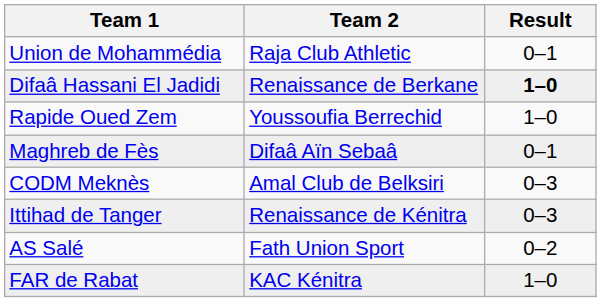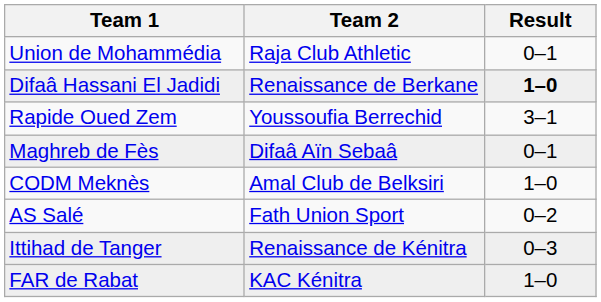(540, 118) 1–0 -> (540, 118) 3–1
(540, 183) 0–3 -> (540, 183) 1–0
rows swapped: (85, 215) <-> (46, 248)
